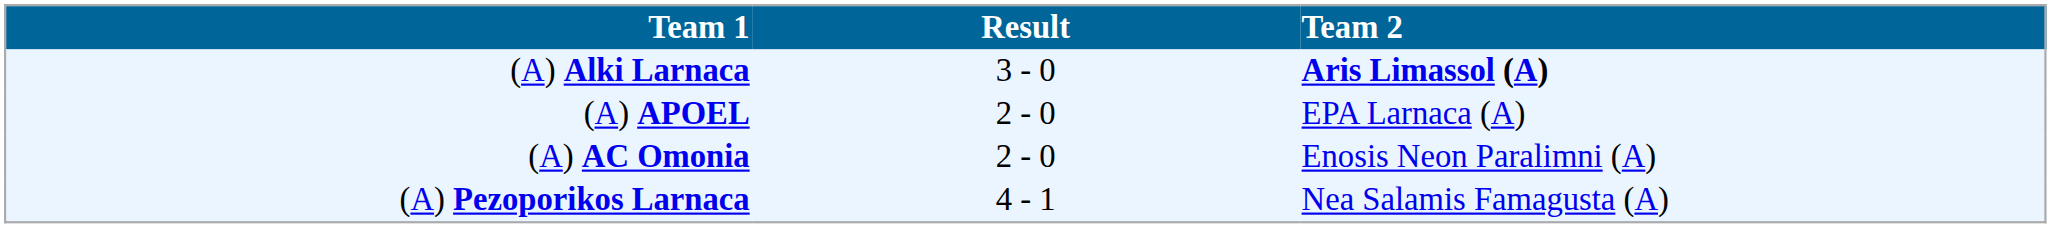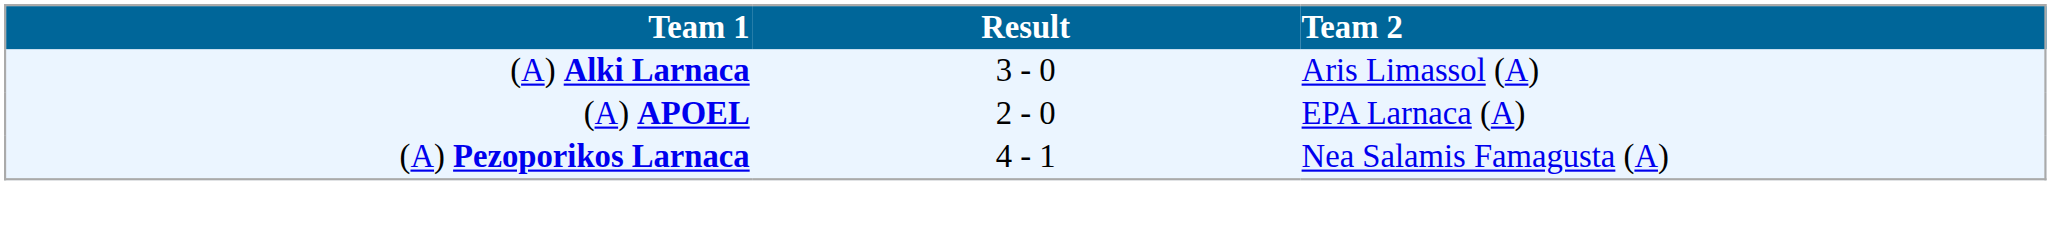(1425, 70) bold -> (1420, 70) normal
- row: (639, 156)
